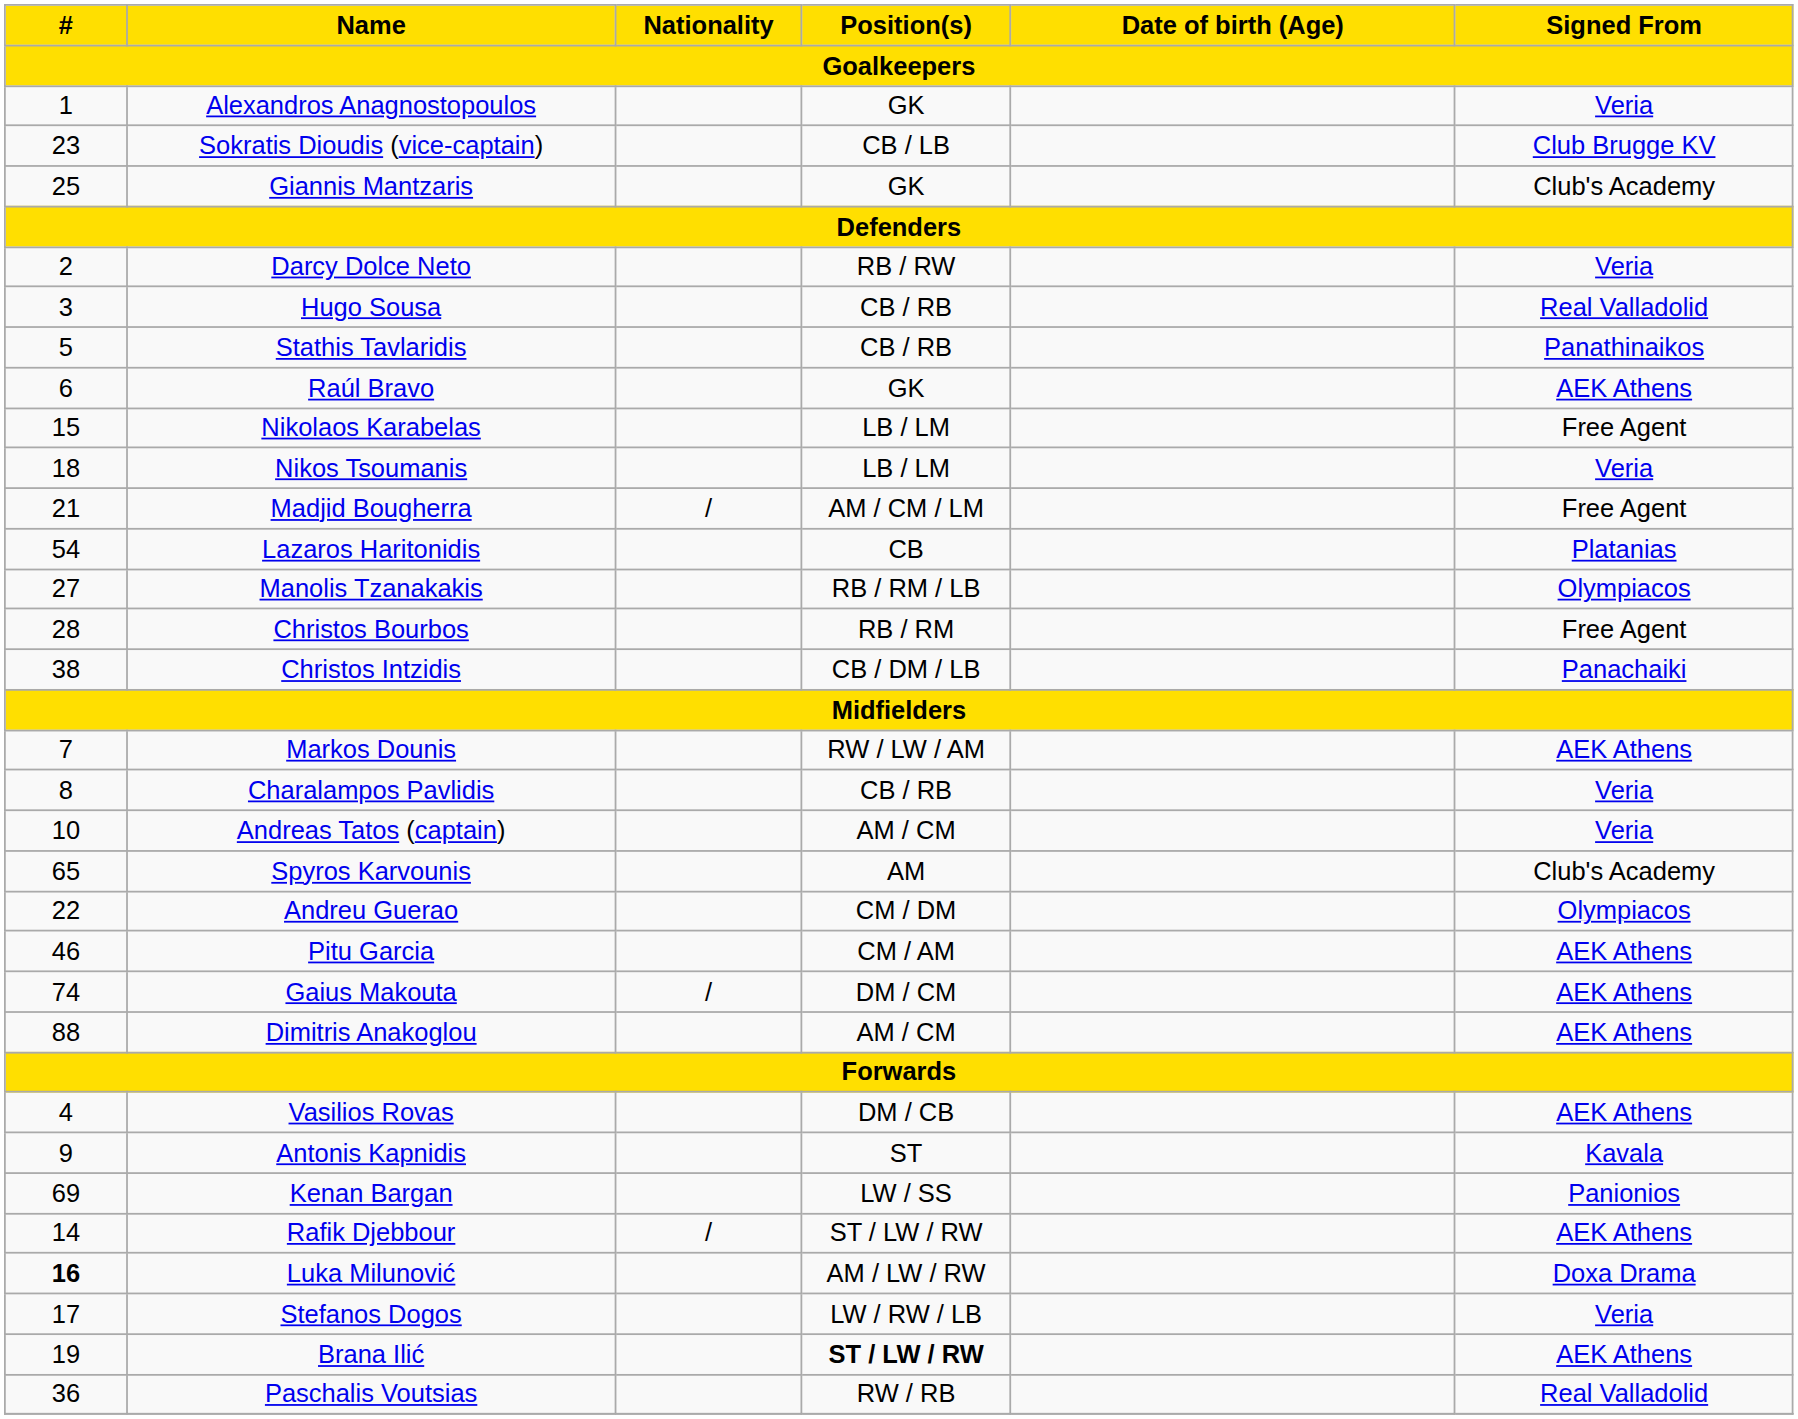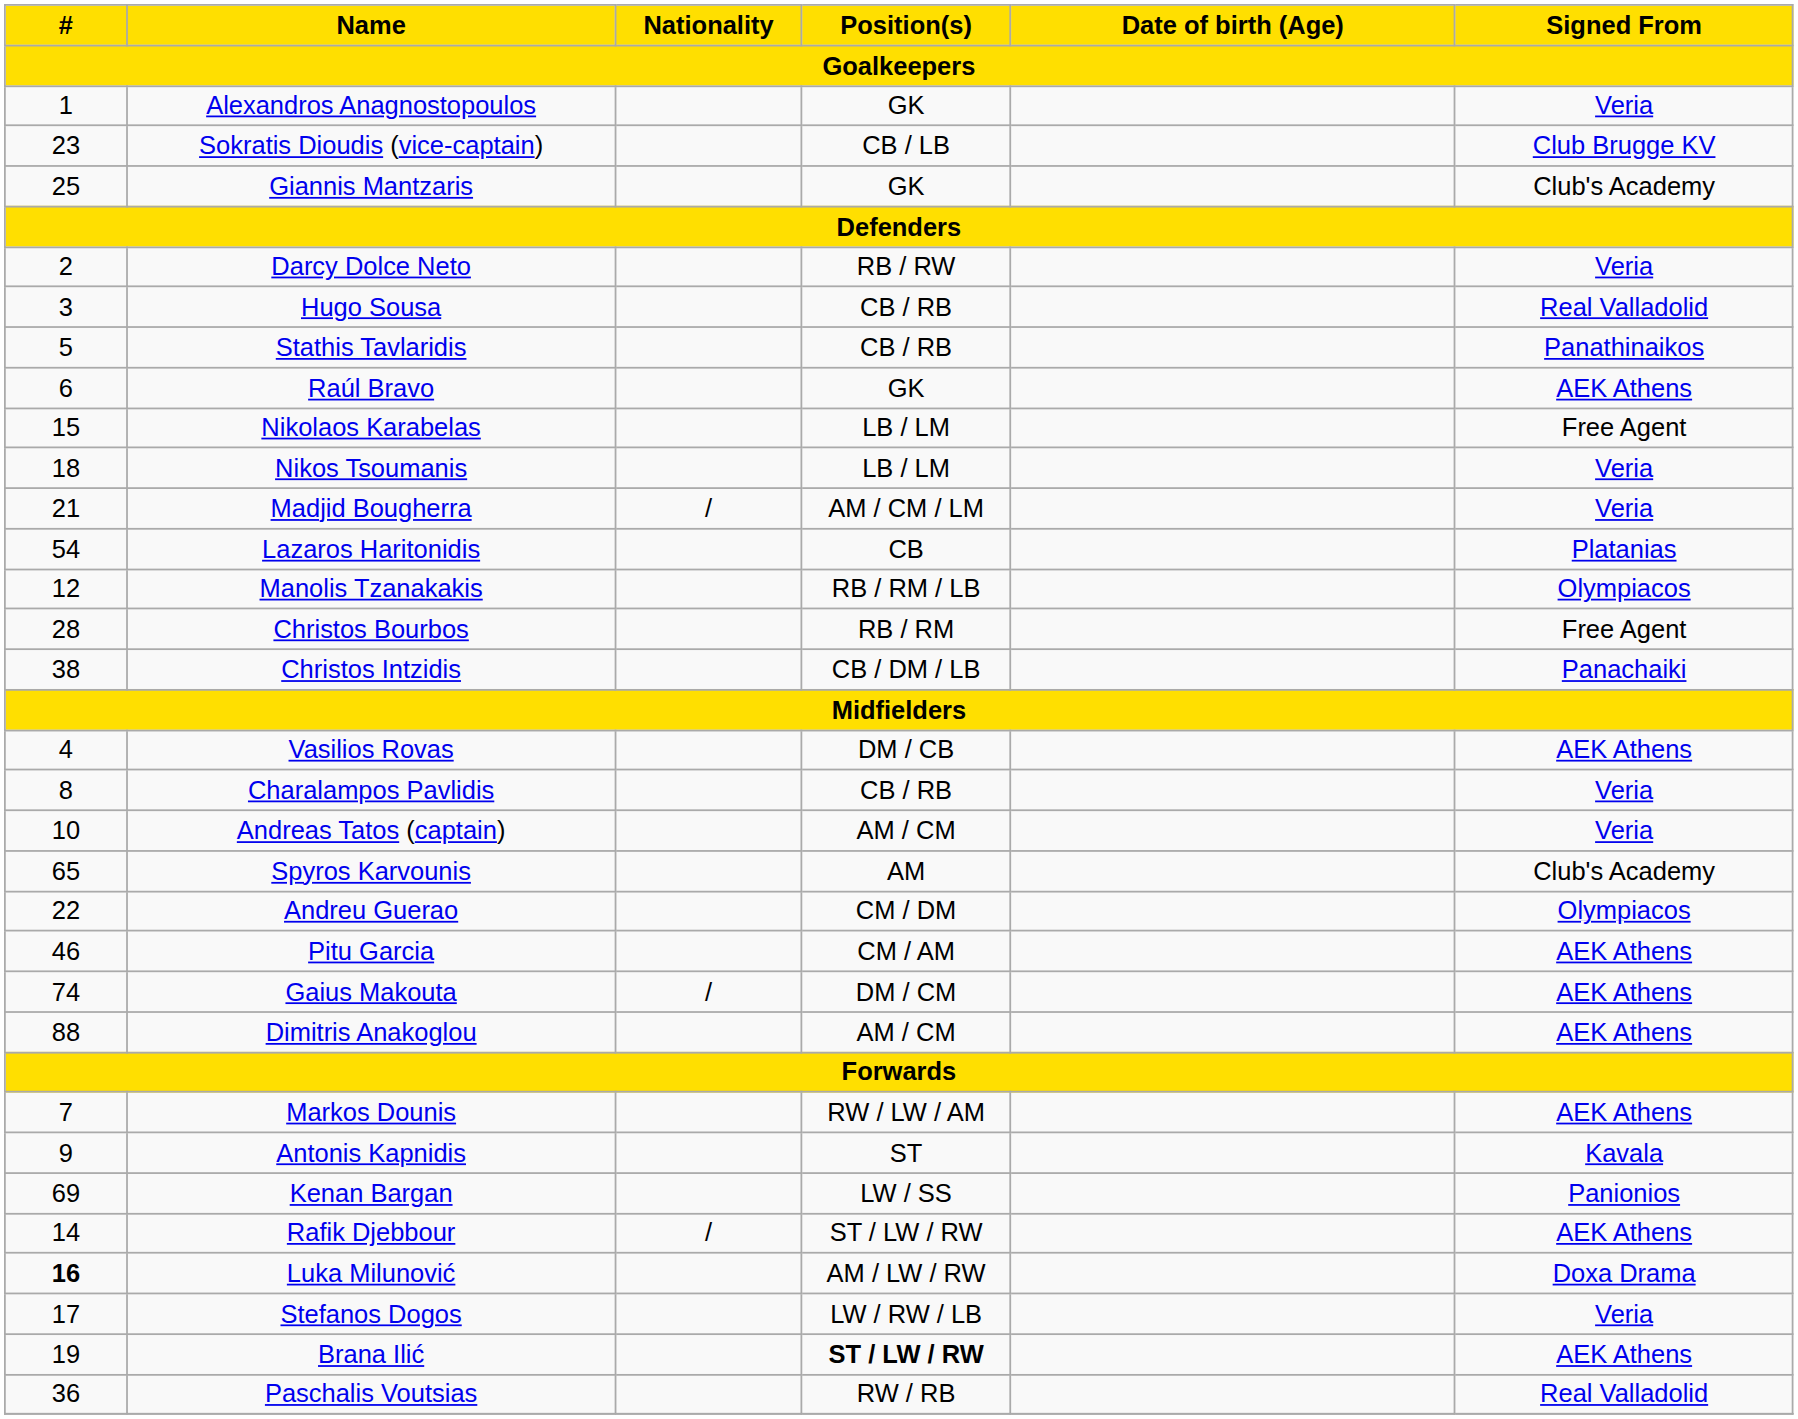(1624, 509) Free Agent -> (1624, 509) Veria
(66, 589) 27 -> (66, 589) 12
rows swapped: (371, 1113) <-> (371, 750)
